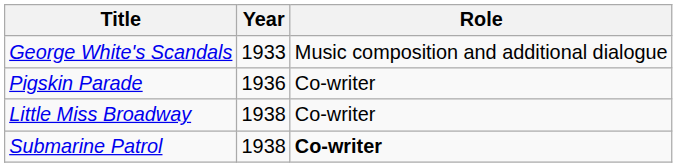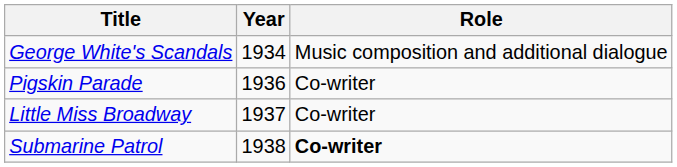(264, 51) 1933 -> (264, 51) 1934
(264, 114) 1938 -> (264, 114) 1937
